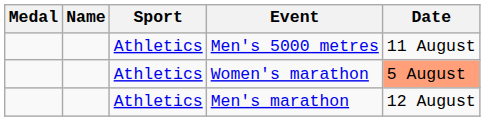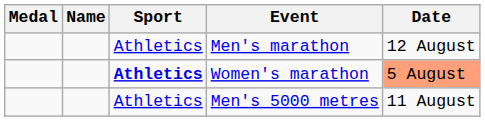rows swapped: (280, 101) <-> (295, 46)
(158, 74) normal -> (158, 74) bold
